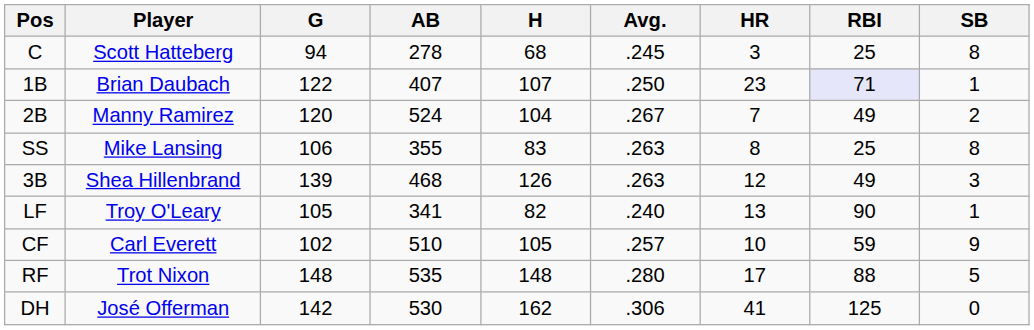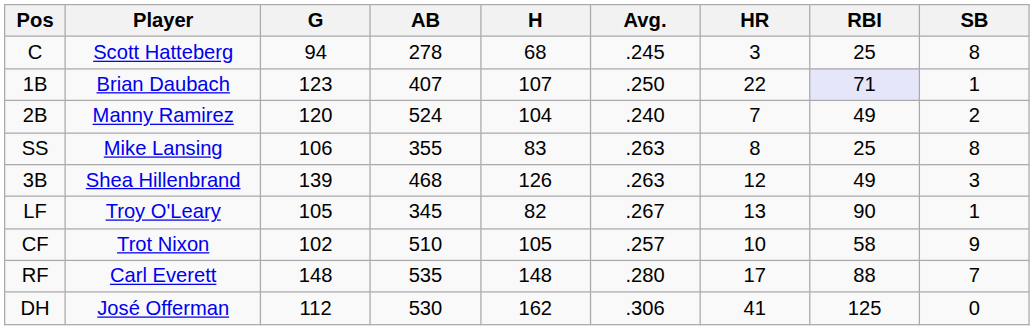(316, 84) 122 -> (316, 84) 123
(755, 84) 23 -> (755, 84) 22
(645, 116) .267 -> (645, 116) .240
(425, 212) 341 -> (425, 212) 345
(645, 212) .240 -> (645, 212) .267
(163, 244) Carl Everett -> (163, 244) Trot Nixon
(865, 244) 59 -> (865, 244) 58
(163, 276) Trot Nixon -> (163, 276) Carl Everett
(974, 276) 5 -> (974, 276) 7
(316, 308) 142 -> (316, 308) 112
